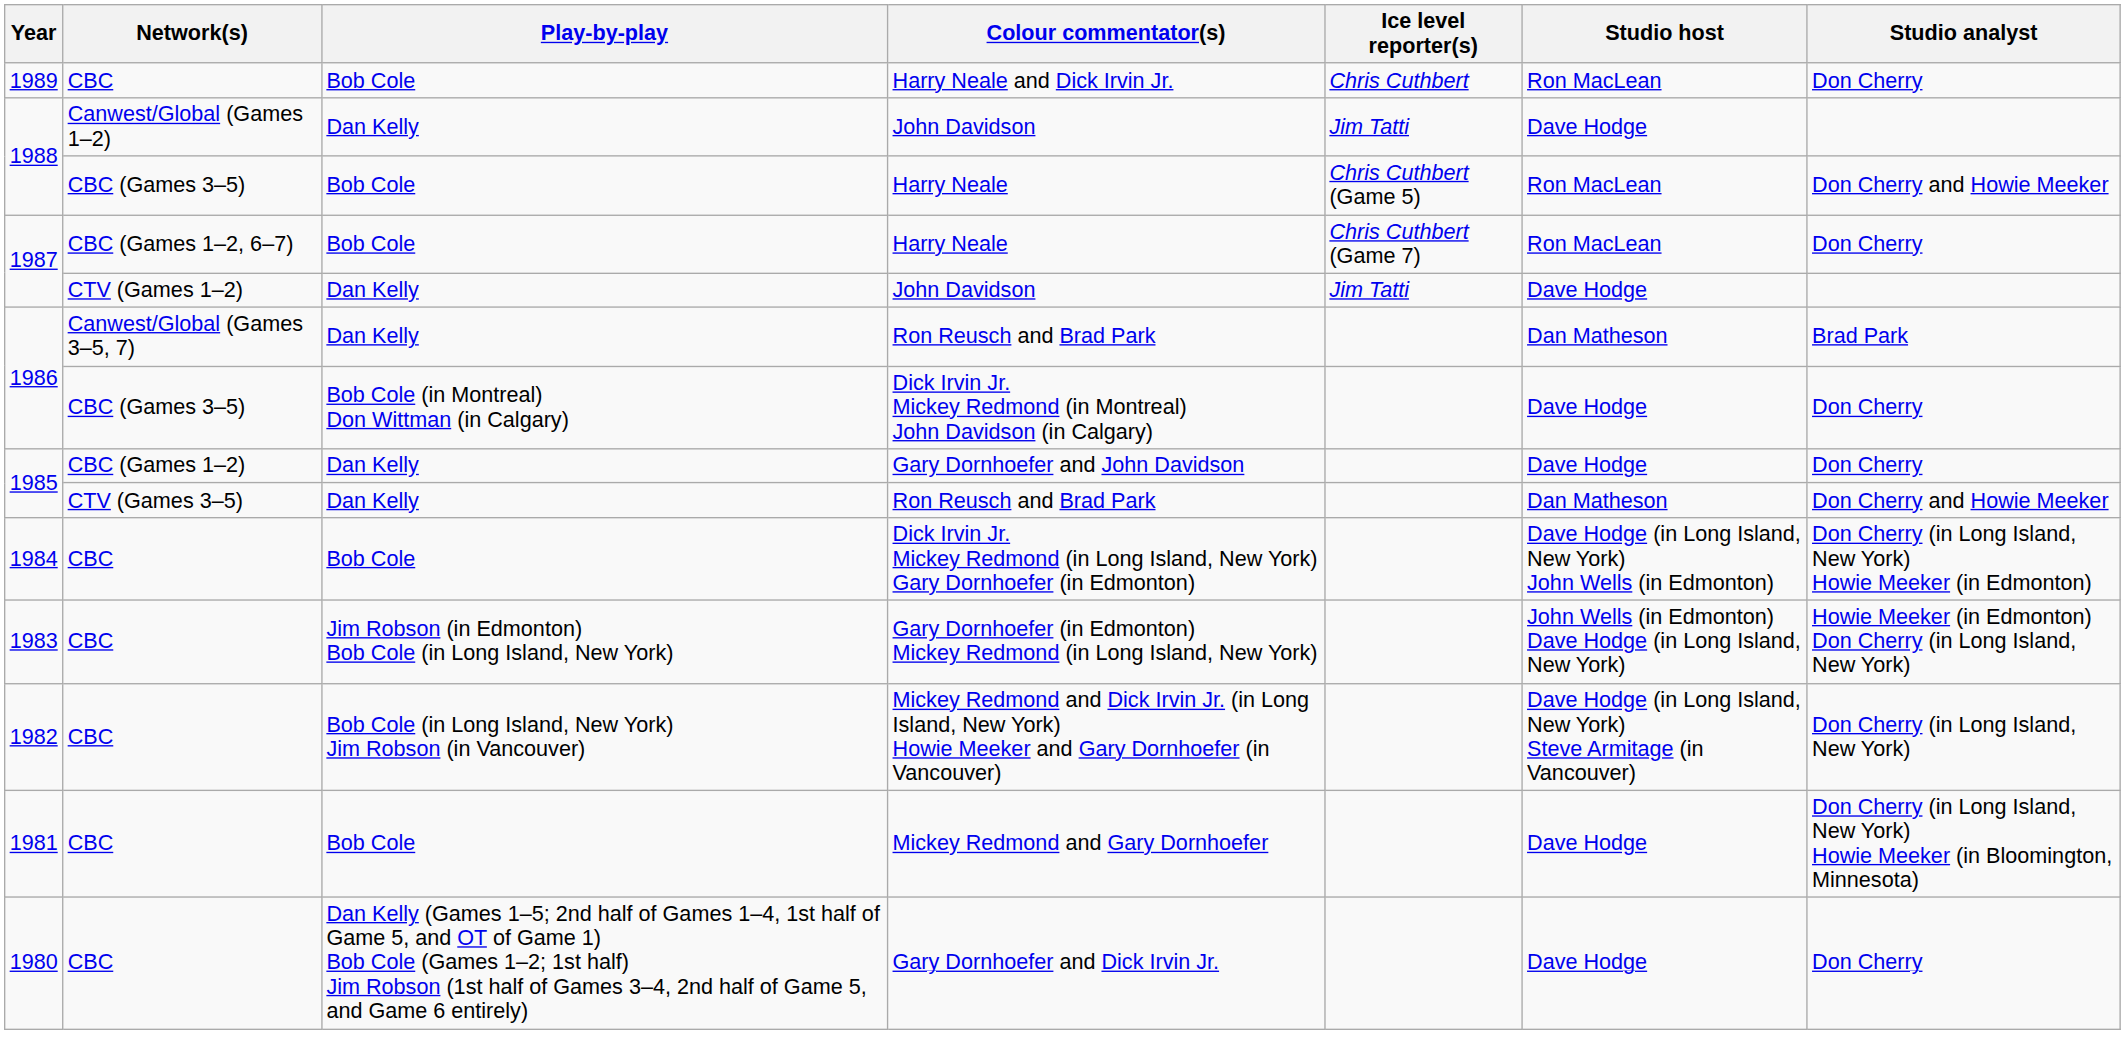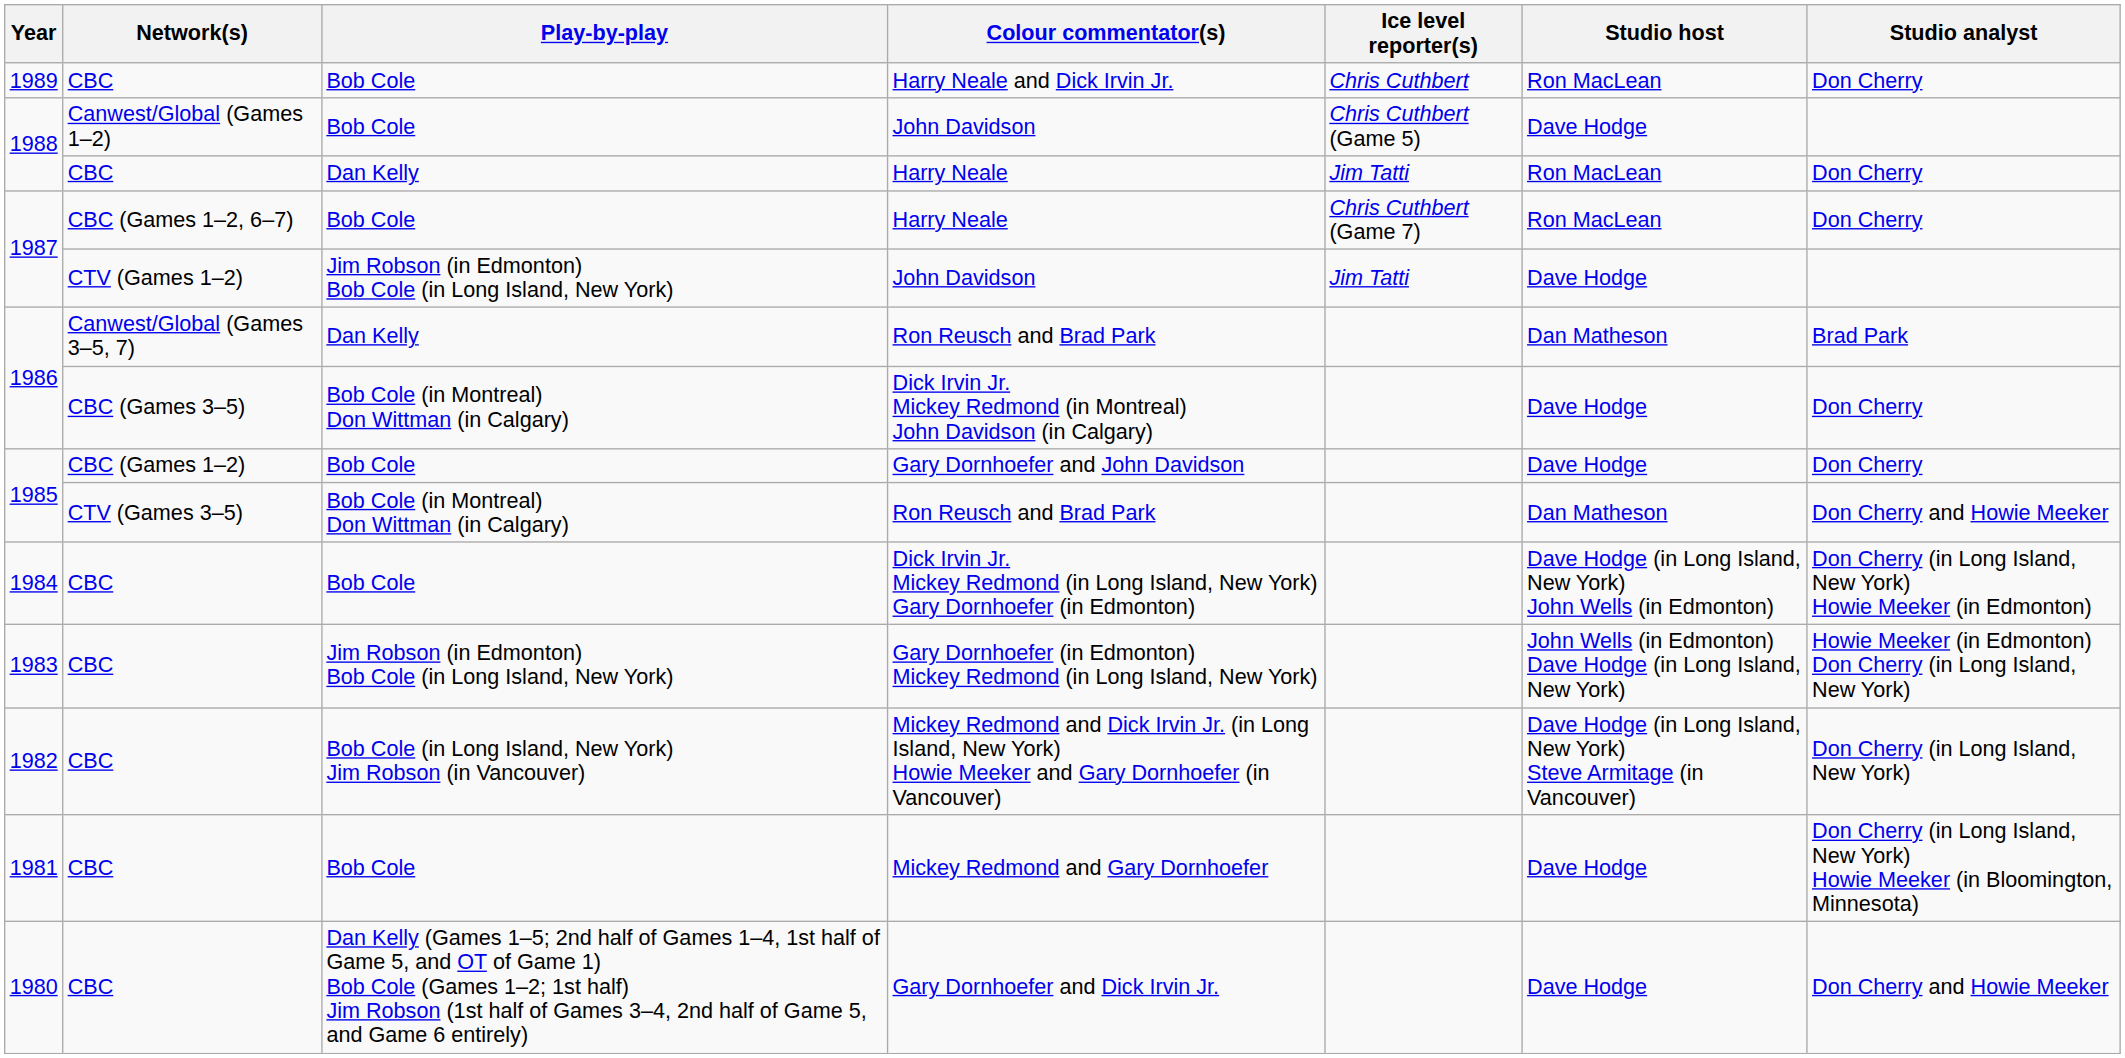(373, 126) Dan Kelly -> (371, 126) Bob Cole
(1369, 126) Jim Tatti -> (1399, 126) Chris Cuthbert (Game 5)
(156, 185) CBC (Games 3–5) -> (90, 172) CBC
(371, 185) Bob Cole -> (373, 172) Dan Kelly
(1399, 185) Chris Cuthbert (Game 5) -> (1369, 172) Jim Tatti
(1960, 185) Don Cherry and Howie Meeker -> (1867, 172) Don Cherry
(373, 290) Dan Kelly -> (500, 277) Jim Robson (in Edmonton) Bob Cole (in Long Island, New York)
(373, 465) Dan Kelly -> (371, 465) Bob Cole
(373, 500) Dan Kelly -> (448, 512) Bob Cole (in Montreal) Don Wittman (in Calgary)
(1867, 962) Don Cherry -> (1960, 987) Don Cherry and Howie Meeker
